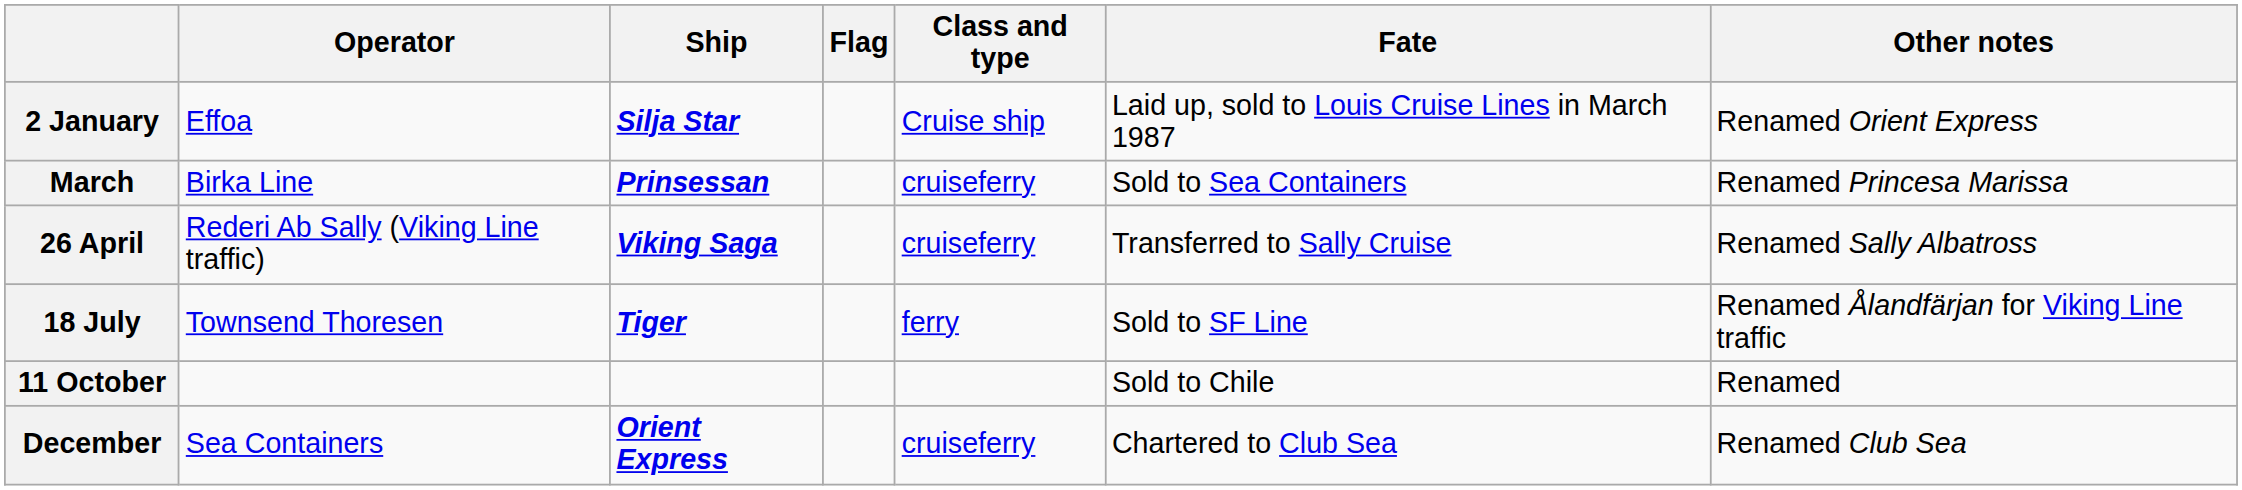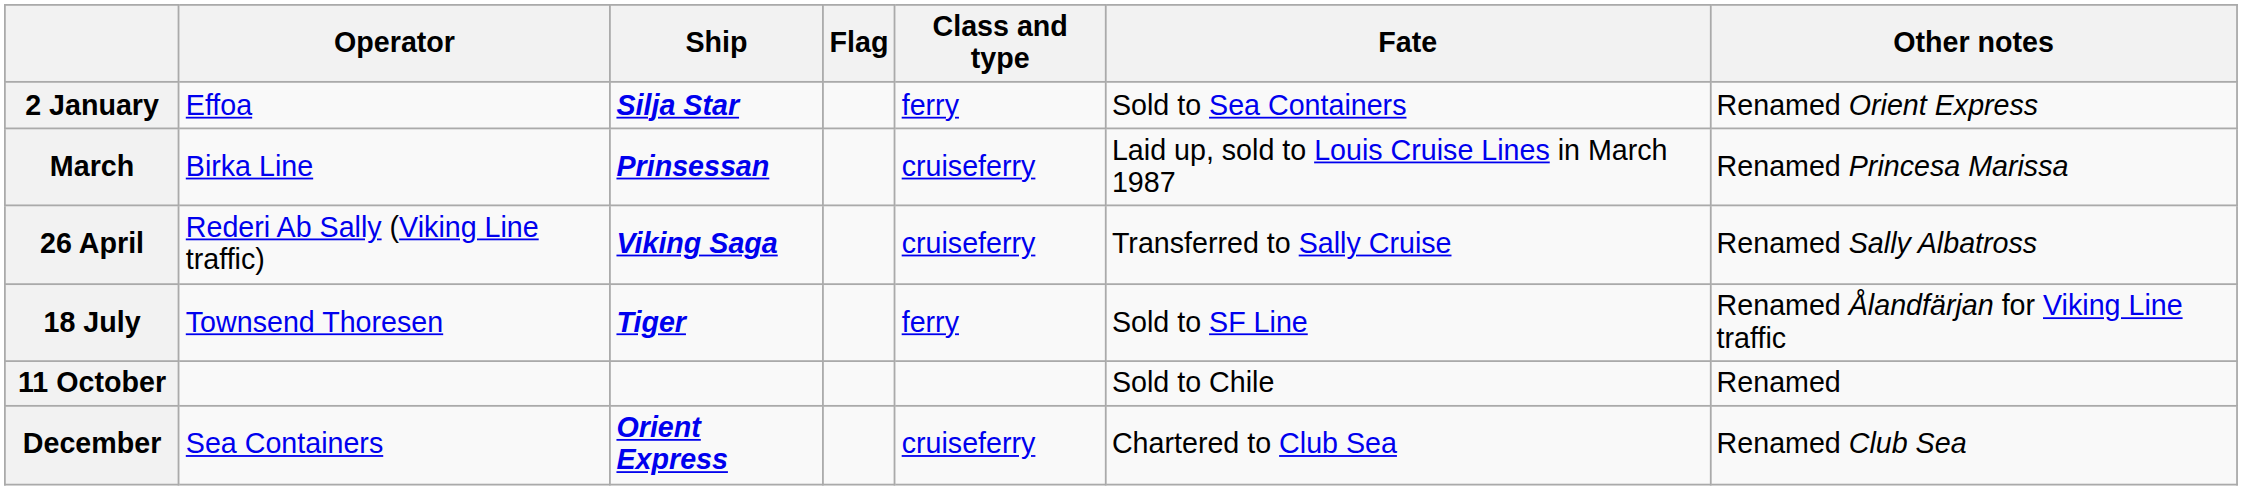(973, 120) Cruise ship -> (930, 104) ferry
(1390, 120) Laid up, sold to Louis Cruise Lines in March 1987 -> (1259, 104) Sold to Sea Containers
(1259, 182) Sold to Sea Containers -> (1390, 166) Laid up, sold to Louis Cruise Lines in March 1987
